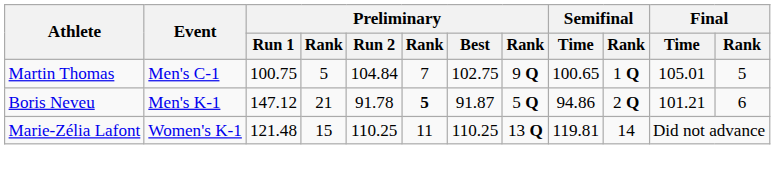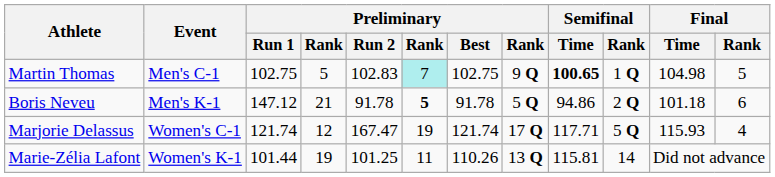(273, 74) 100.75 -> (273, 74) 102.75
(374, 74) 104.84 -> (374, 74) 102.83
(425, 74) no background -> (425, 74) paleturquoise background
(576, 74) normal -> (576, 74) bold
(682, 74) 105.01 -> (682, 74) 104.98
(475, 102) 91.87 -> (475, 102) 91.78
(682, 102) 101.21 -> (682, 102) 101.18
+ row: (71, 130)
(273, 130) 121.48 -> (273, 158) 101.44
(324, 130) 15 -> (324, 158) 19
(374, 130) 110.25 -> (374, 158) 101.25
(475, 130) 110.25 -> (475, 158) 110.26
(576, 130) 119.81 -> (576, 158) 115.81
